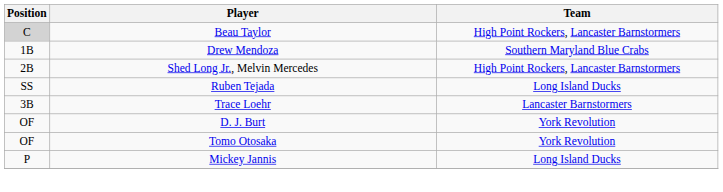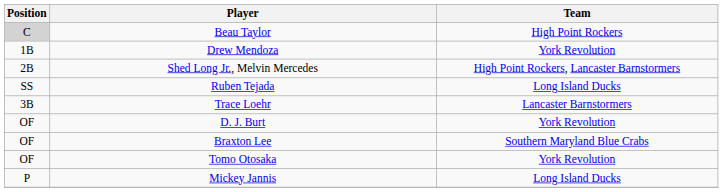(577, 31) High Point Rockers, Lancaster Barnstormers -> (577, 31) High Point Rockers
(577, 50) Southern Maryland Blue Crabs -> (577, 50) York Revolution
+ row: (243, 141)
